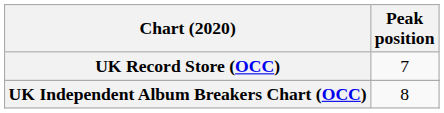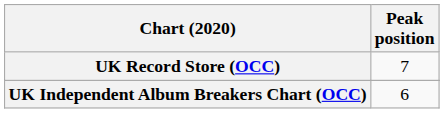(405, 94) 8 -> (405, 94) 6
